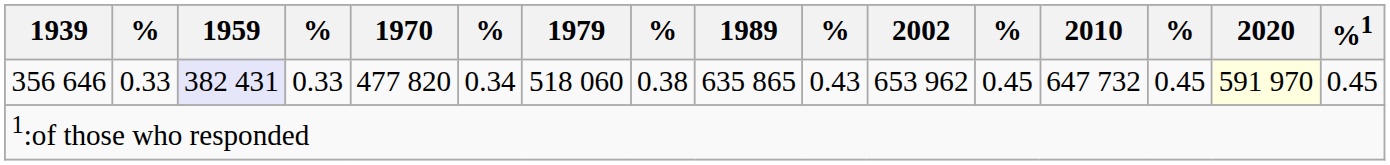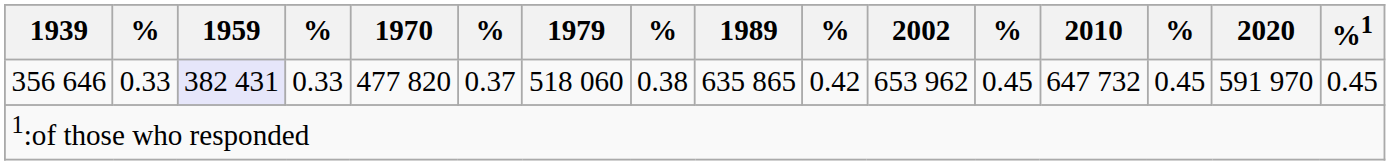(490, 81) 0.34 -> (490, 81) 0.37
(835, 81) 0.43 -> (835, 81) 0.42
(1266, 81) lightyellow background -> (1266, 81) no background
